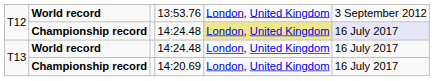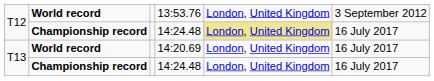(366, 31) lavender background -> (366, 31) no background
(179, 48) 14:24.48 -> (179, 48) 14:20.69
(179, 66) 14:20.69 -> (179, 66) 14:24.48
